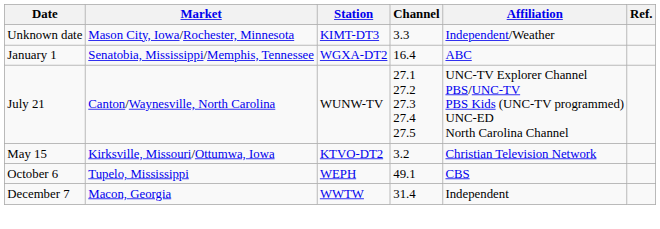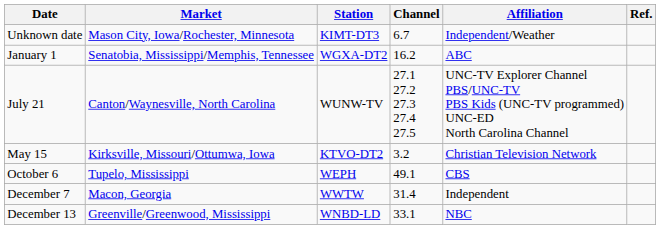(401, 34) 3.3 -> (401, 34) 6.7
(405, 55) 16.4 -> (405, 55) 16.2
+ row: (42, 214)
